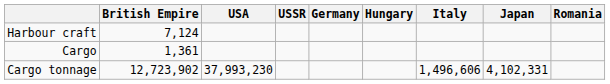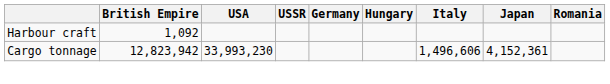(181, 32) 7,124 -> (181, 32) 1,092
- row: (79, 51)
(164, 70) 12,723,902 -> (164, 51) 12,823,942
(238, 70) 37,993,230 -> (238, 51) 33,993,230
(517, 70) 4,102,331 -> (517, 51) 4,152,361
